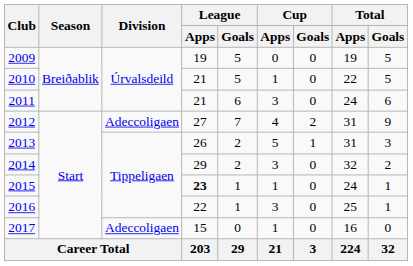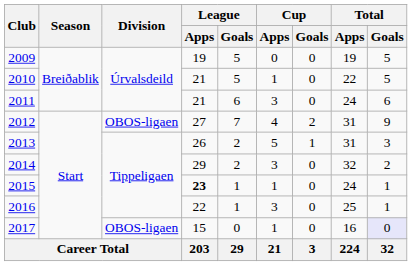(142, 121) Adeccoligaen -> (142, 121) OBOS-ligaen
(142, 228) Adeccoligaen -> (142, 228) OBOS-ligaen
(388, 228) no background -> (387, 228) lavender background
